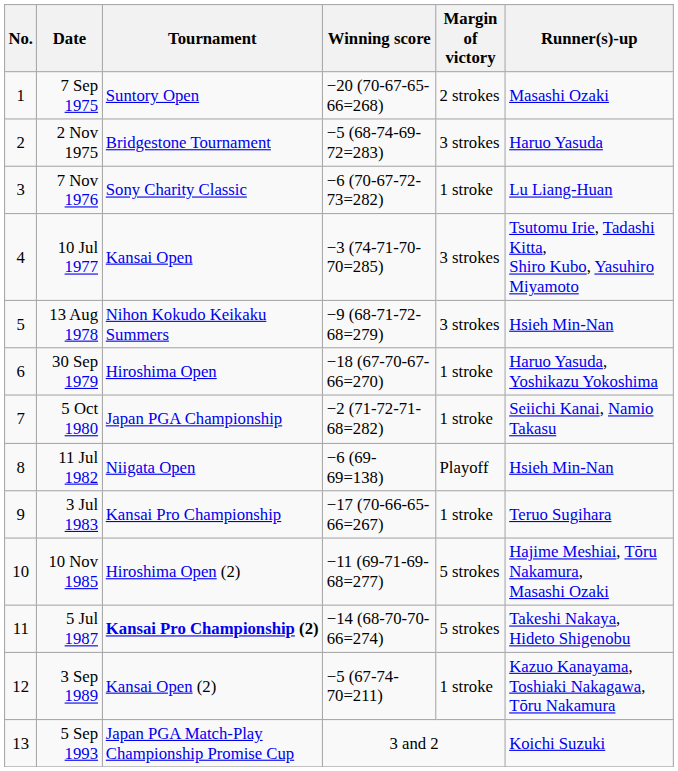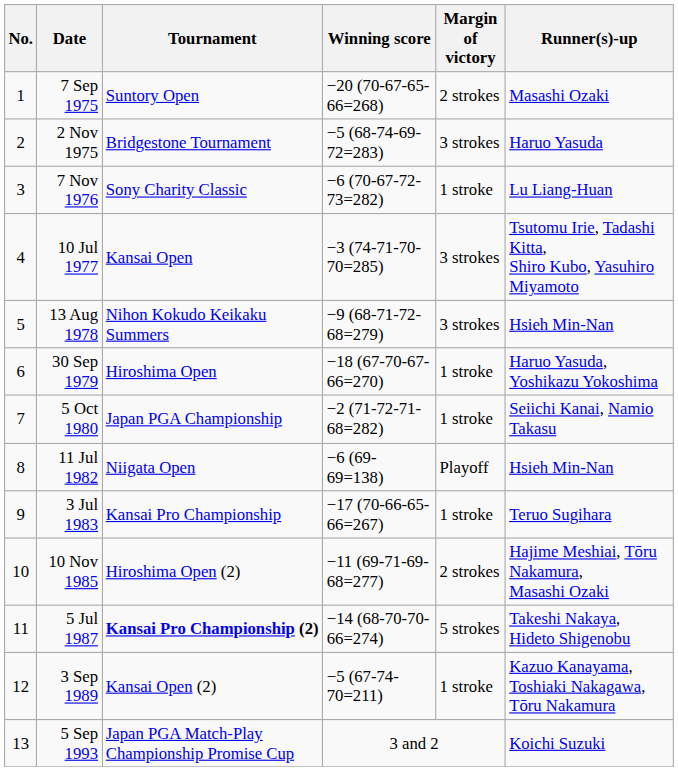(469, 571) 5 strokes -> (469, 571) 2 strokes
